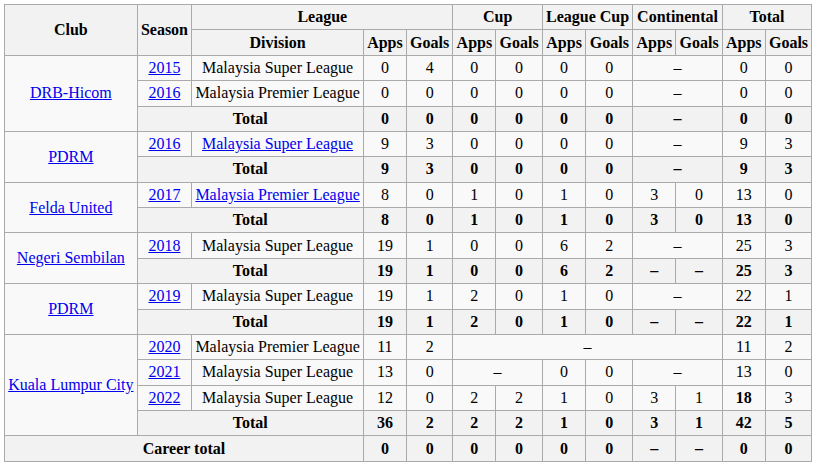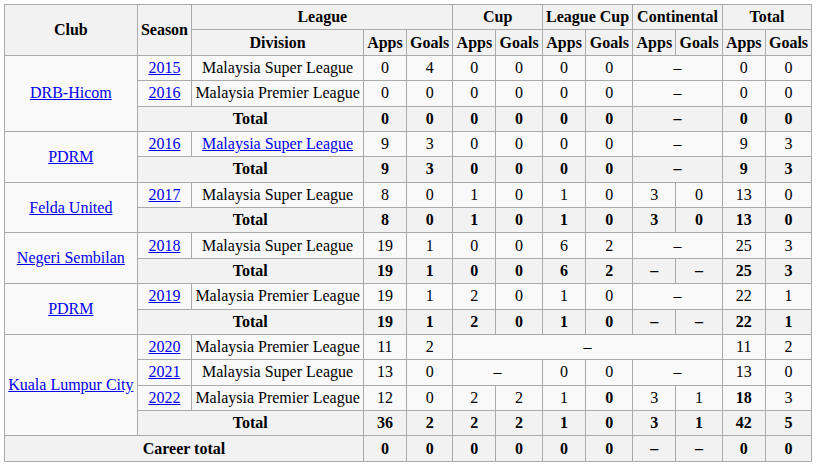(278, 194) Malaysia Premier League -> (278, 194) Malaysia Super League
(278, 296) Malaysia Super League -> (278, 296) Malaysia Premier League
(278, 397) Malaysia Super League -> (278, 397) Malaysia Premier League
(609, 397) normal -> (609, 397) bold
